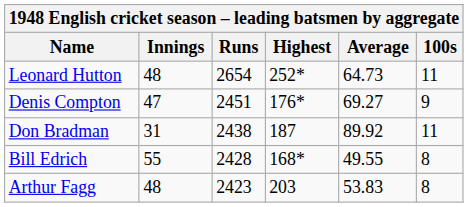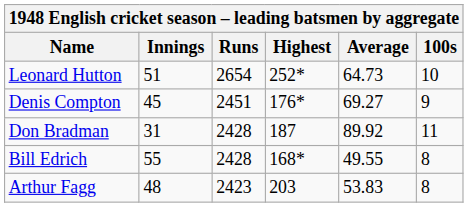(152, 74) 48 -> (152, 74) 51
(429, 74) 11 -> (430, 74) 10
(152, 103) 47 -> (152, 103) 45
(234, 131) 2438 -> (234, 131) 2428
